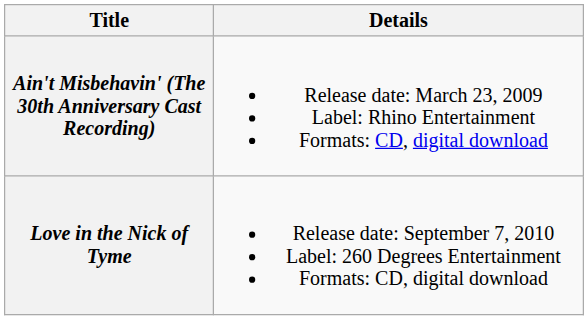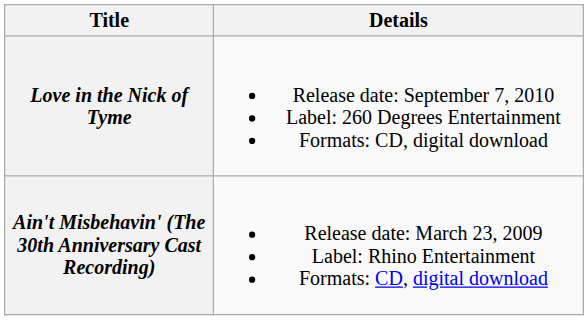rows swapped: (109, 105) <-> (109, 245)
